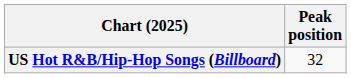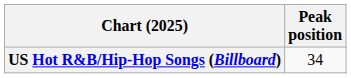(315, 60) 32 -> (315, 60) 34
